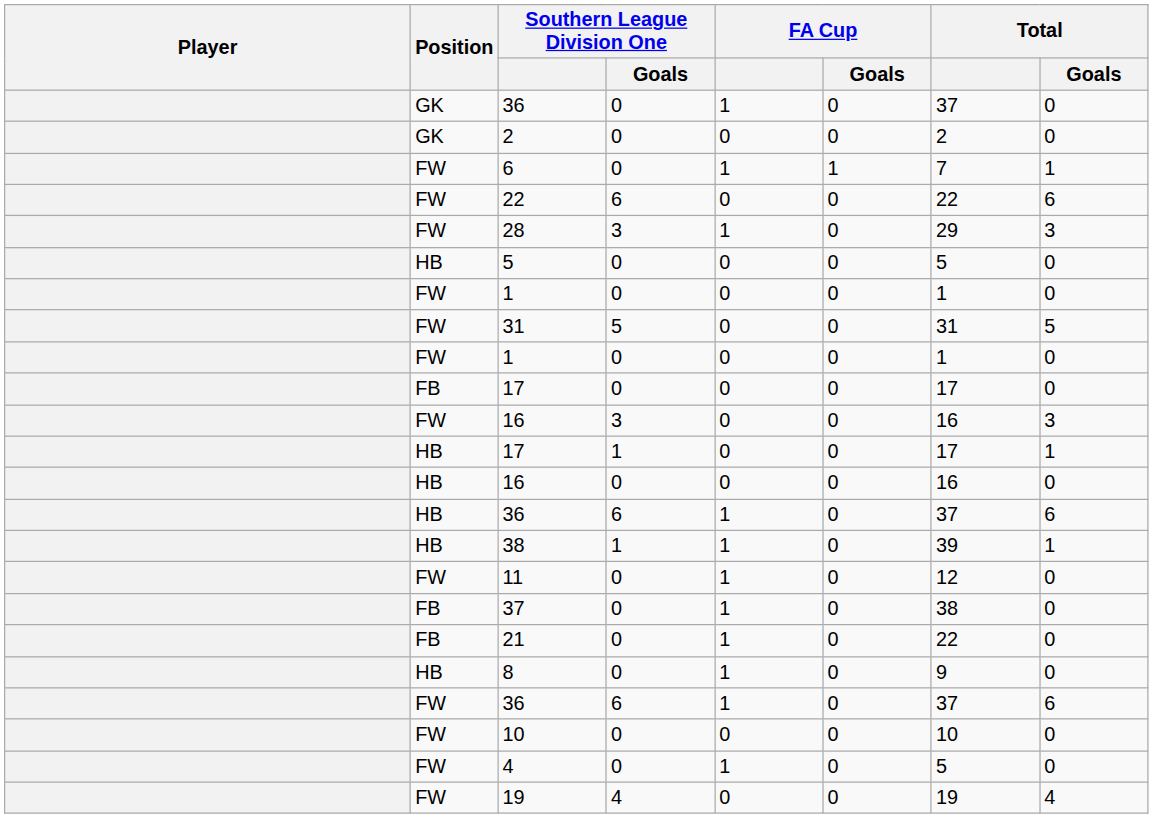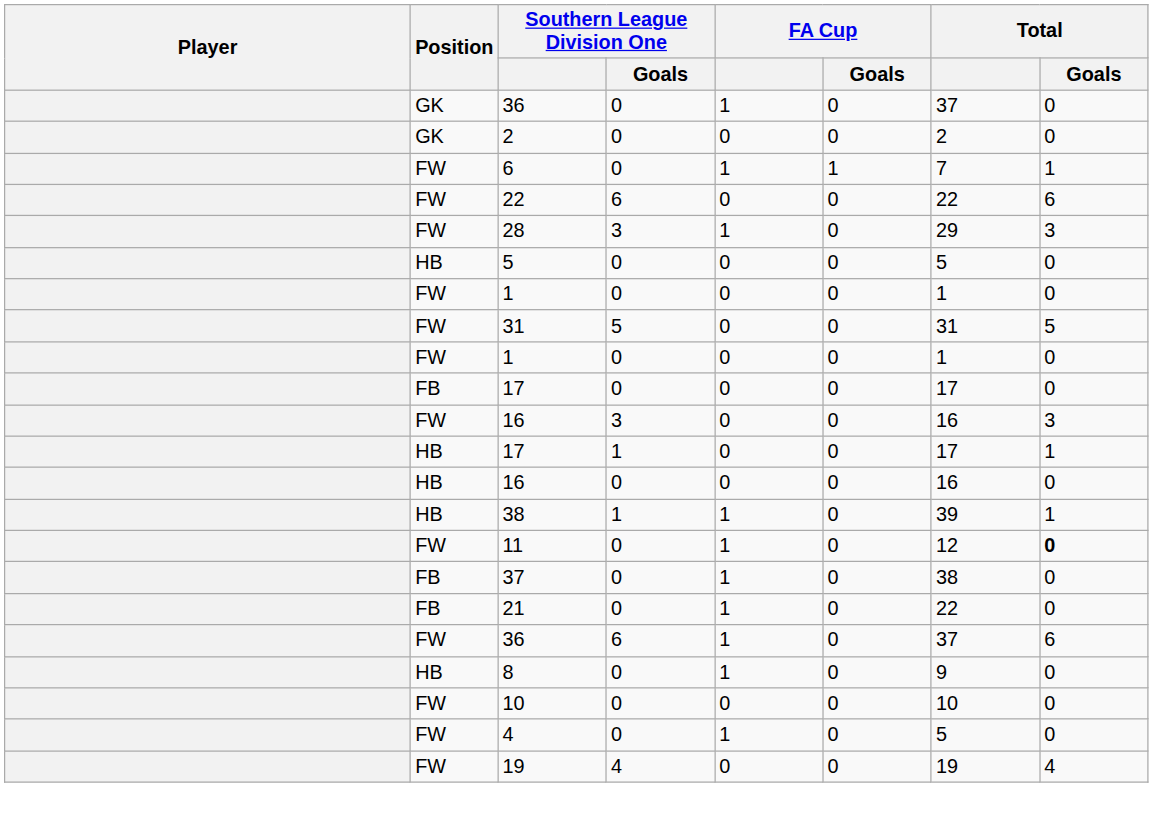- row: (429, 514)
(1050, 577) normal -> (1050, 545) bold
rows swapped: (429, 671) <-> (431, 703)
